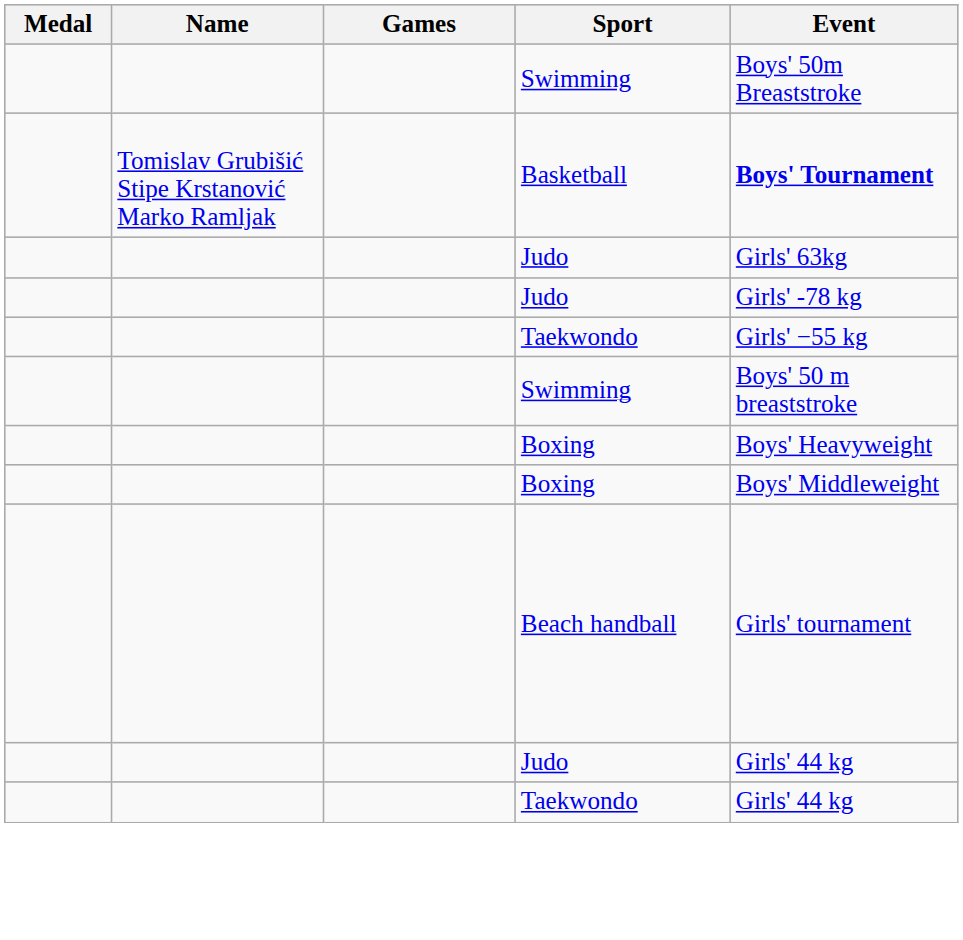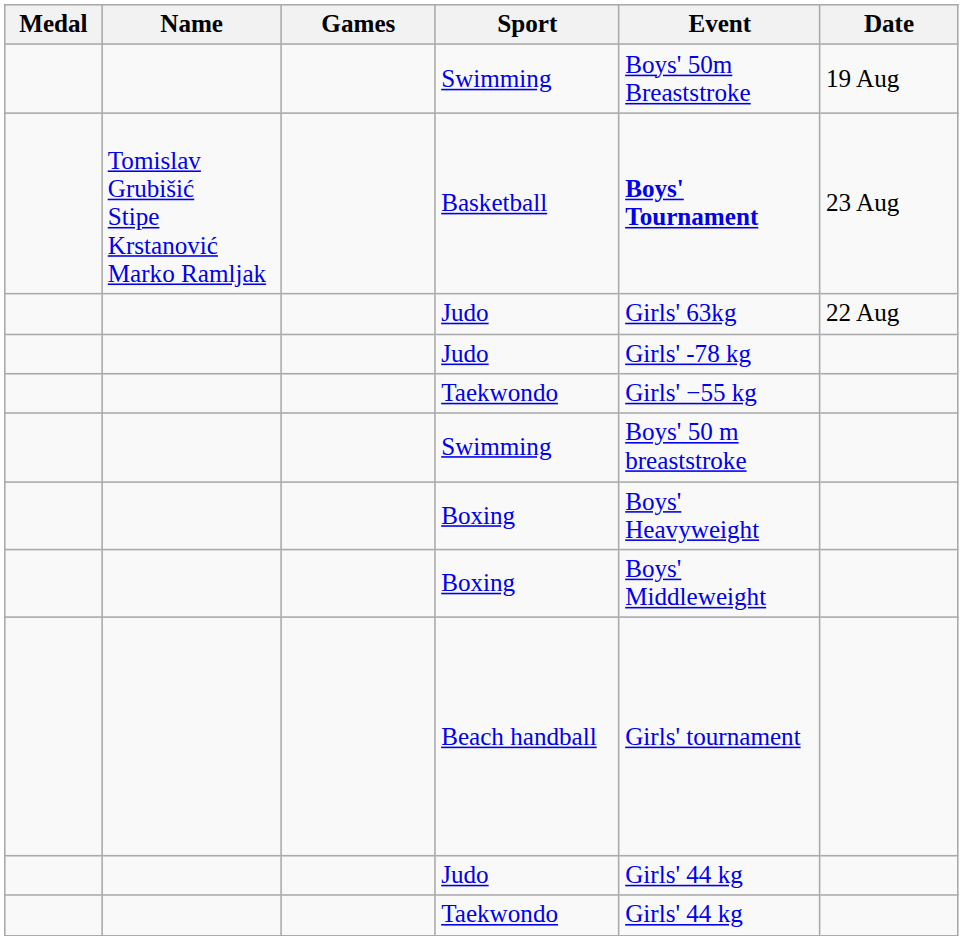+ column: (889, 24)
